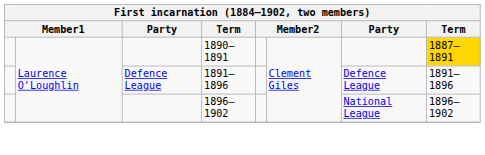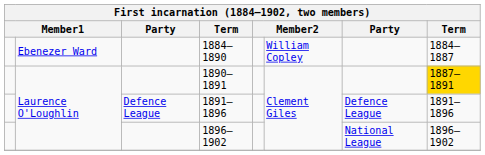+ row: (217, 52)
